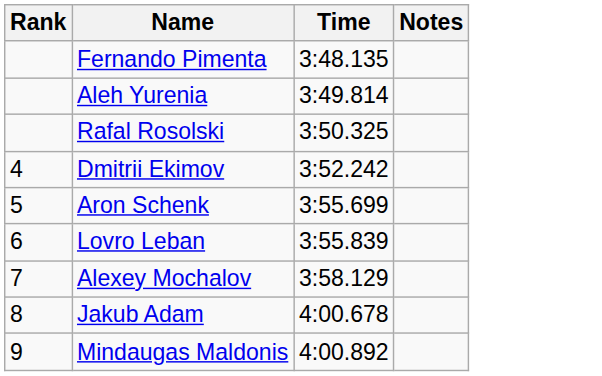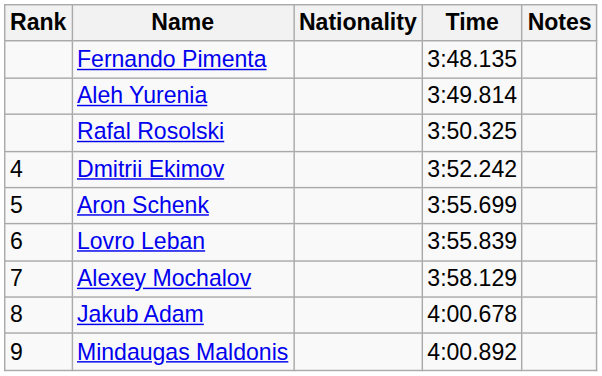+ column: (358, 22)
